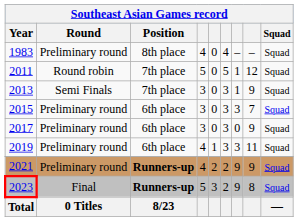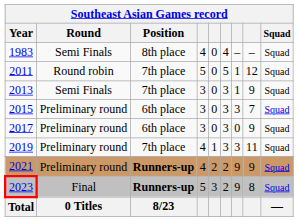(83, 52) Preliminary round -> (83, 52) Semi Finals
(164, 147) 6th place -> (164, 147) 7th place
